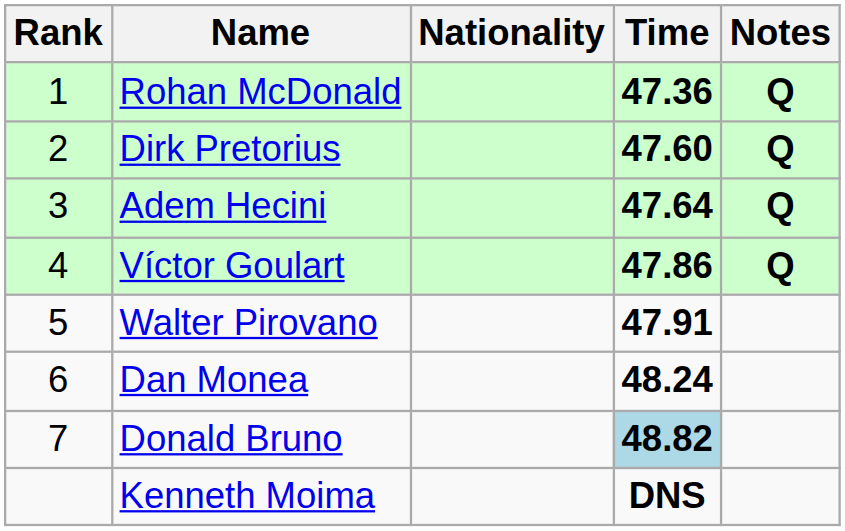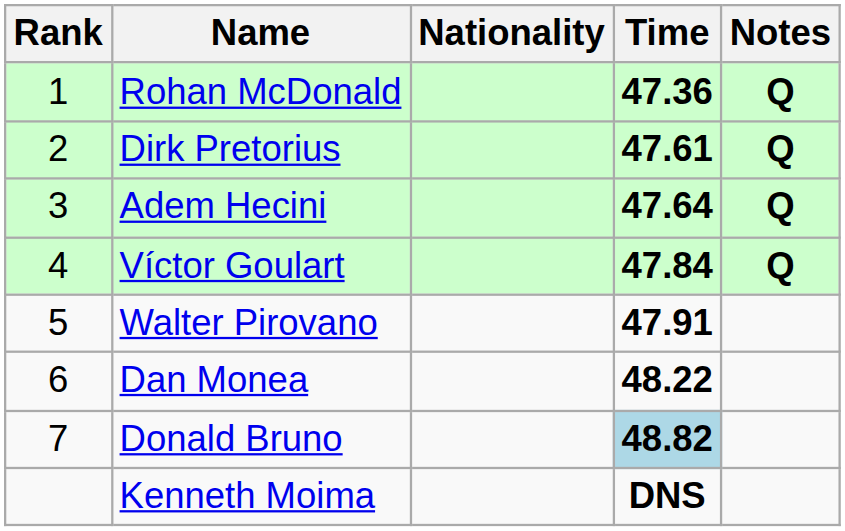(667, 149) 47.60 -> (667, 149) 47.61
(667, 264) 47.86 -> (667, 264) 47.84
(667, 380) 48.24 -> (667, 380) 48.22
